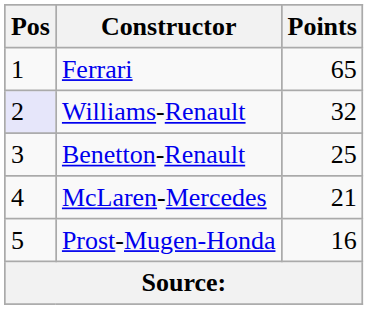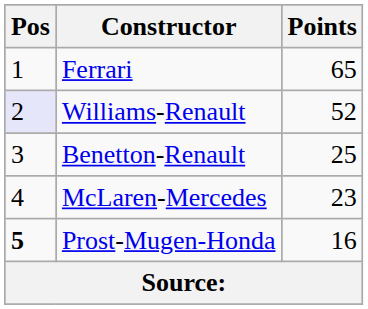(344, 111) 32 -> (344, 111) 52
(344, 197) 21 -> (344, 197) 23
(17, 240) normal -> (17, 240) bold
